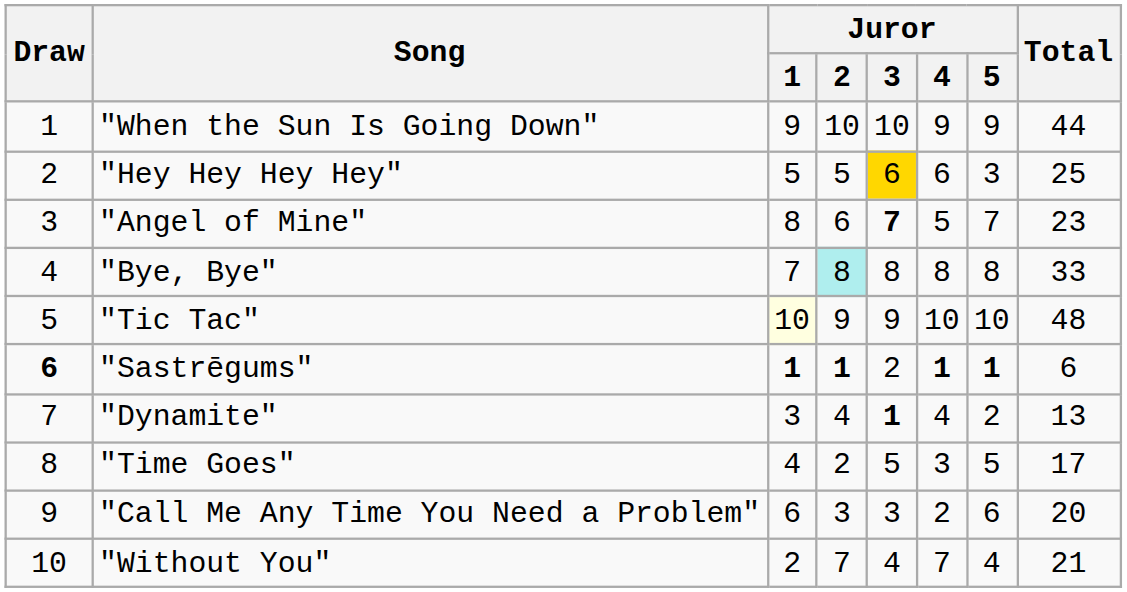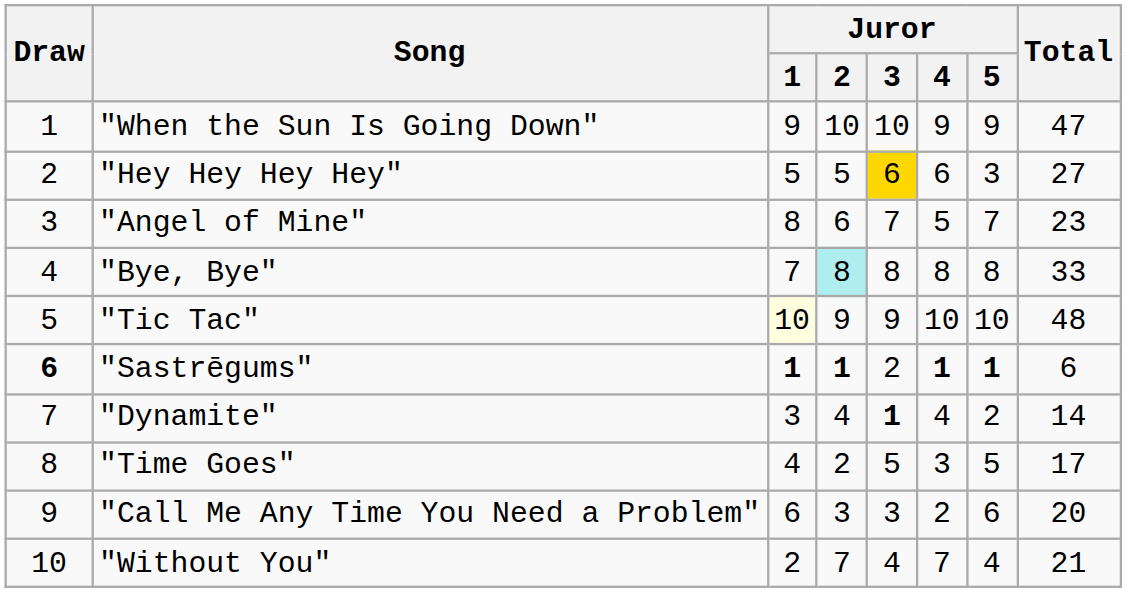(1068, 126) 44 -> (1068, 126) 47
(1068, 175) 25 -> (1068, 175) 27
(892, 223) bold -> (892, 223) normal
(1068, 418) 13 -> (1068, 418) 14
